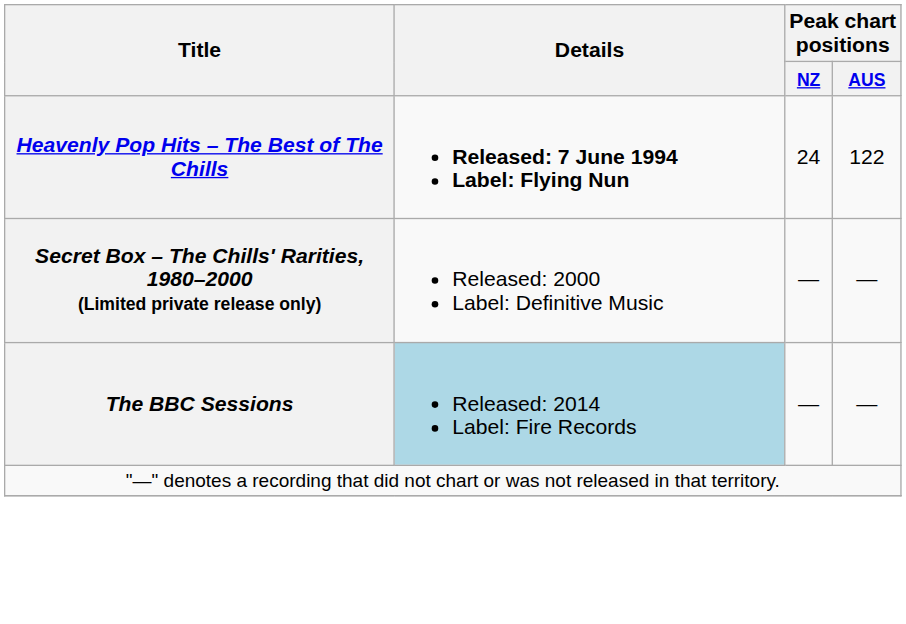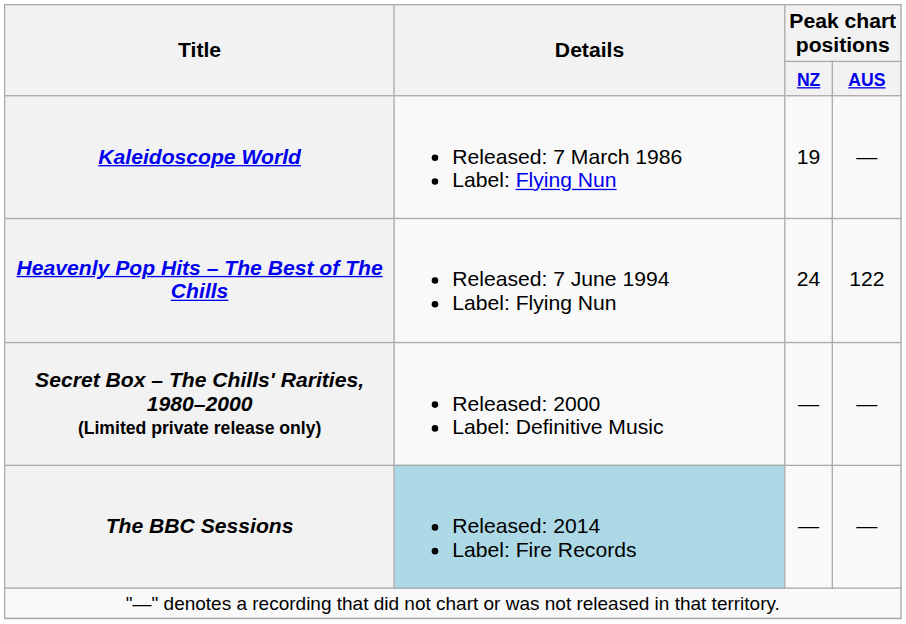+ row: (200, 156)
(590, 169) bold -> (590, 292) normal
